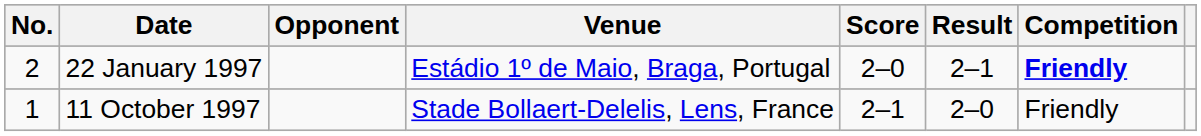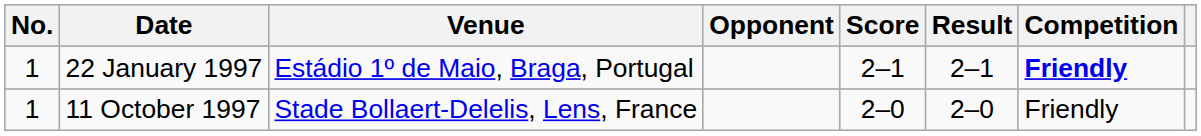columns swapped: (623, 25) <-> (337, 25)
(32, 67) 2 -> (32, 67) 1
(883, 67) 2–0 -> (883, 67) 2–1
(883, 109) 2–1 -> (883, 109) 2–0
